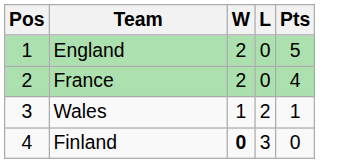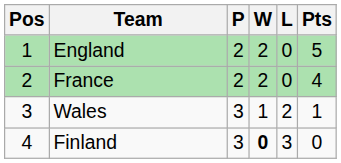+ column: (238, 19)
